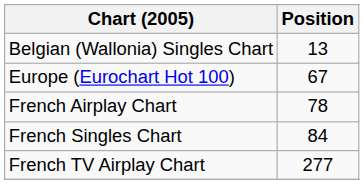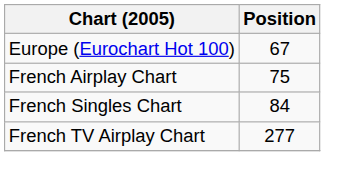- row: (141, 48)
(318, 106) 78 -> (280, 77) 75
